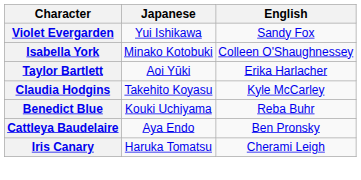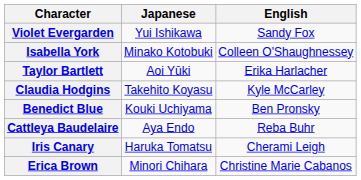(286, 109) Reba Buhr -> (286, 109) Ben Pronsky
(286, 128) Ben Pronsky -> (286, 128) Reba Buhr
+ row: (63, 166)
